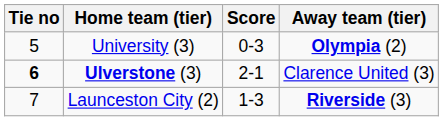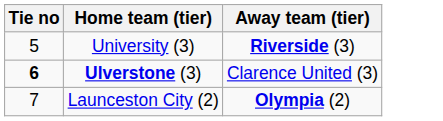- column: (251, 18)
(359, 45) Olympia (2) -> (303, 45) Riverside (3)
(359, 101) Riverside (3) -> (303, 101) Olympia (2)
